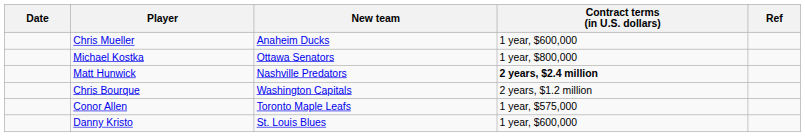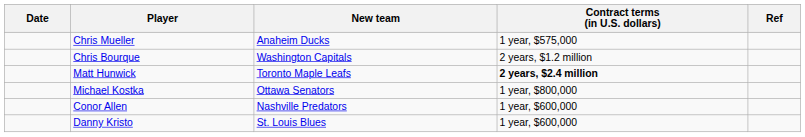(538, 40) 1 year, $600,000 -> (538, 40) 1 year, $575,000
rows swapped: (109, 57) <-> (107, 90)
(302, 73) Nashville Predators -> (304, 73) Toronto Maple Leafs
(304, 106) Toronto Maple Leafs -> (302, 106) Nashville Predators
(538, 106) 1 year, $575,000 -> (538, 106) 1 year, $600,000
